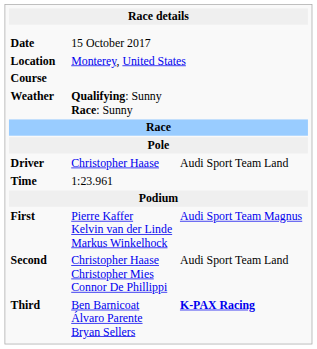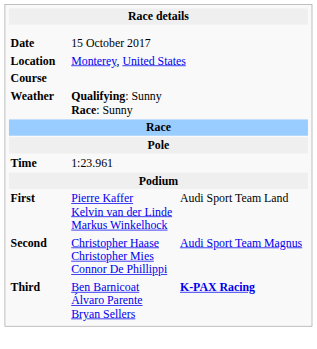- row: (27, 163)
(241, 216) Audi Sport Team Magnus -> (234, 198) Audi Sport Team Land
(234, 261) Audi Sport Team Land -> (241, 243) Audi Sport Team Magnus
